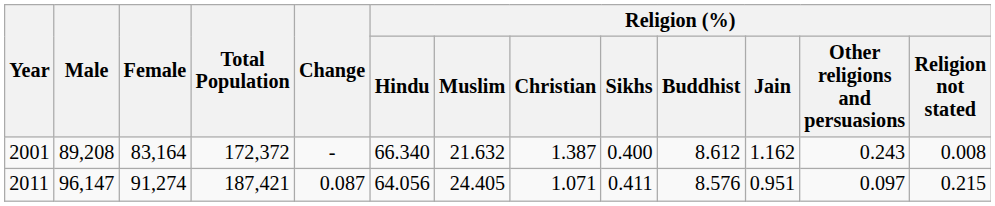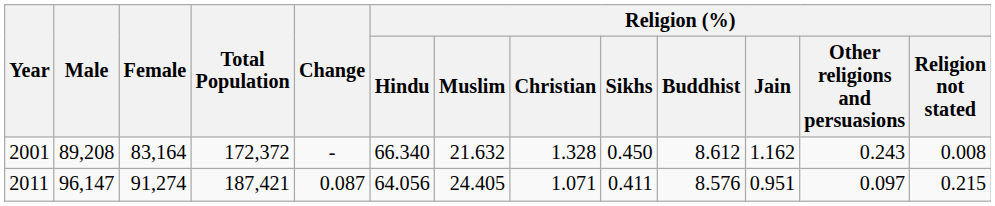(574, 152) 1.387 -> (574, 152) 1.328
(630, 152) 0.400 -> (630, 152) 0.450
